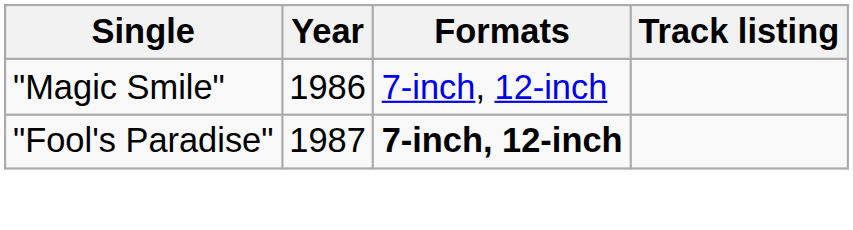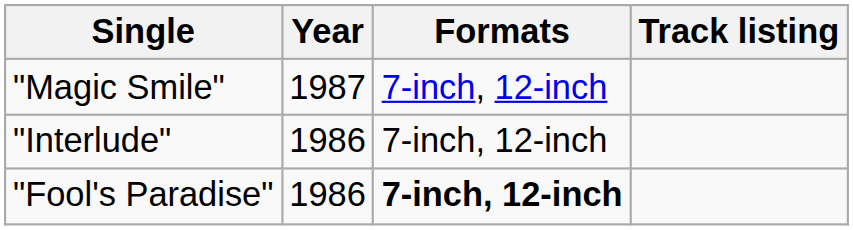(328, 86) 1986 -> (328, 86) 1987
+ row: (92, 140)
(328, 140) 1987 -> (328, 195) 1986
